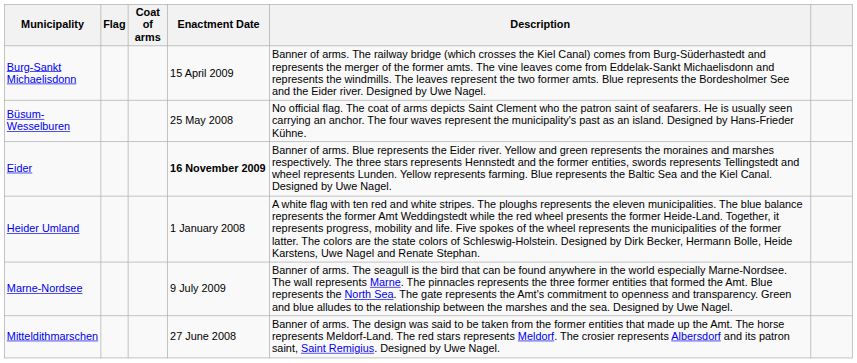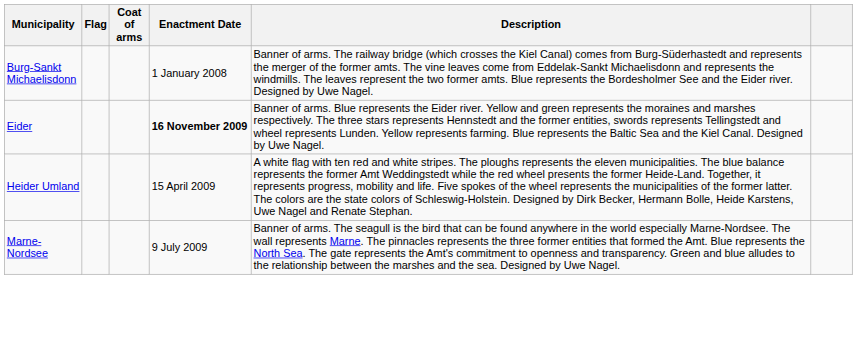(202, 73) 15 April 2009 -> (189, 73) 1 January 2008
- row: (38, 121)
(208, 229) 1 January 2008 -> (183, 187) 15 April 2009
- row: (53, 336)
